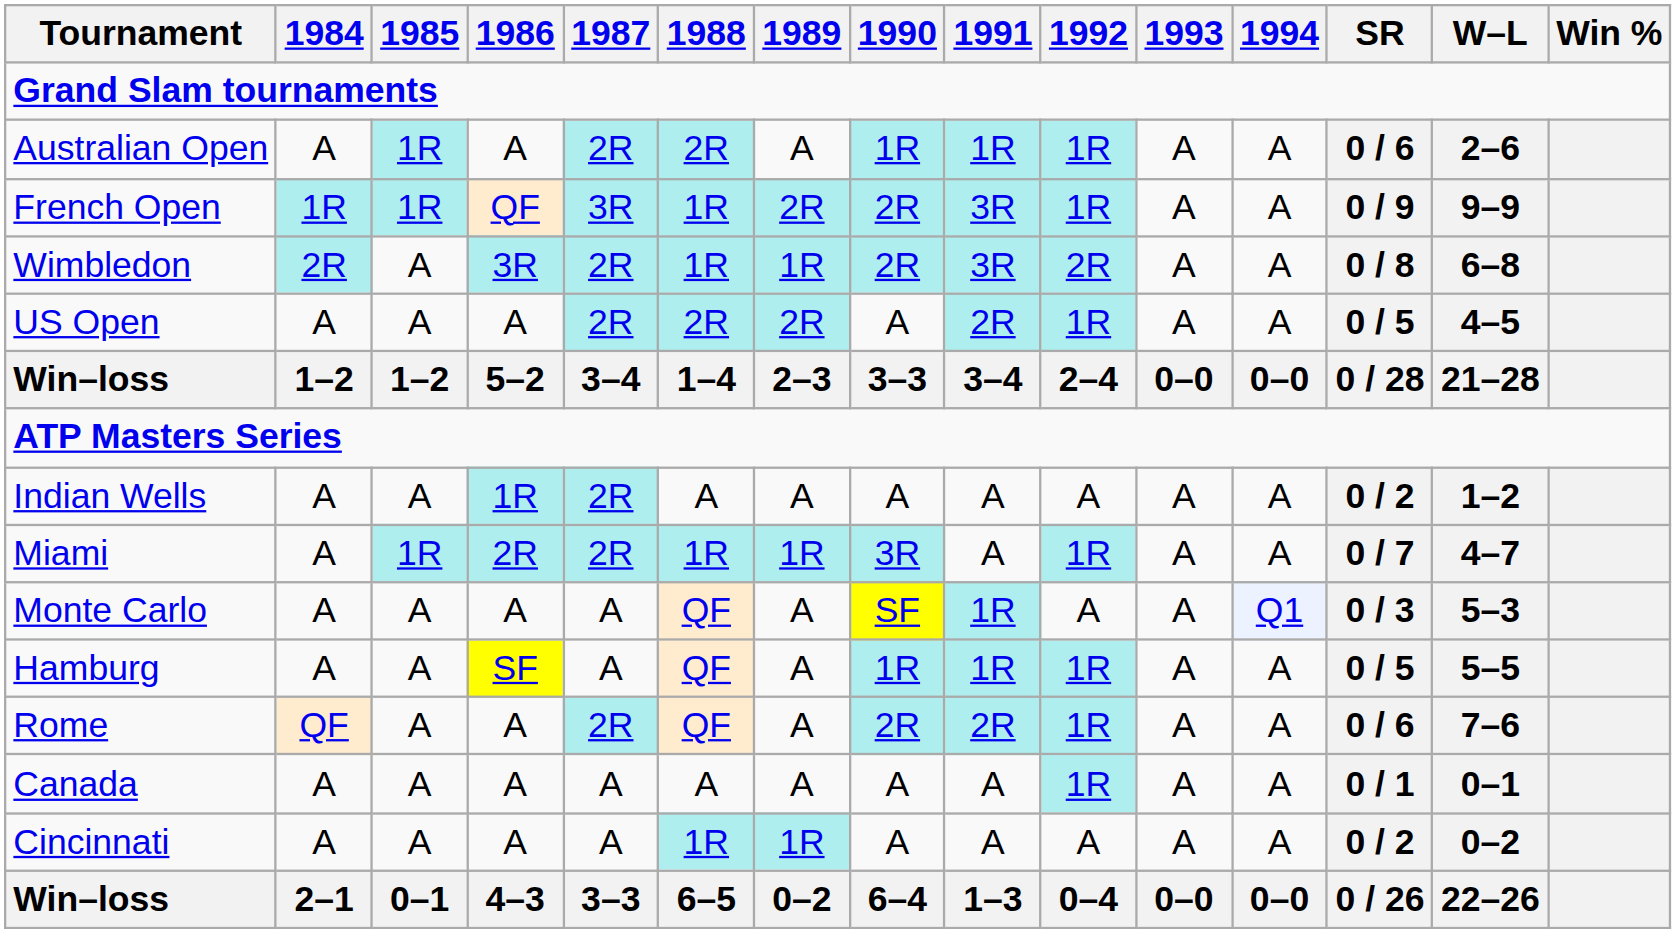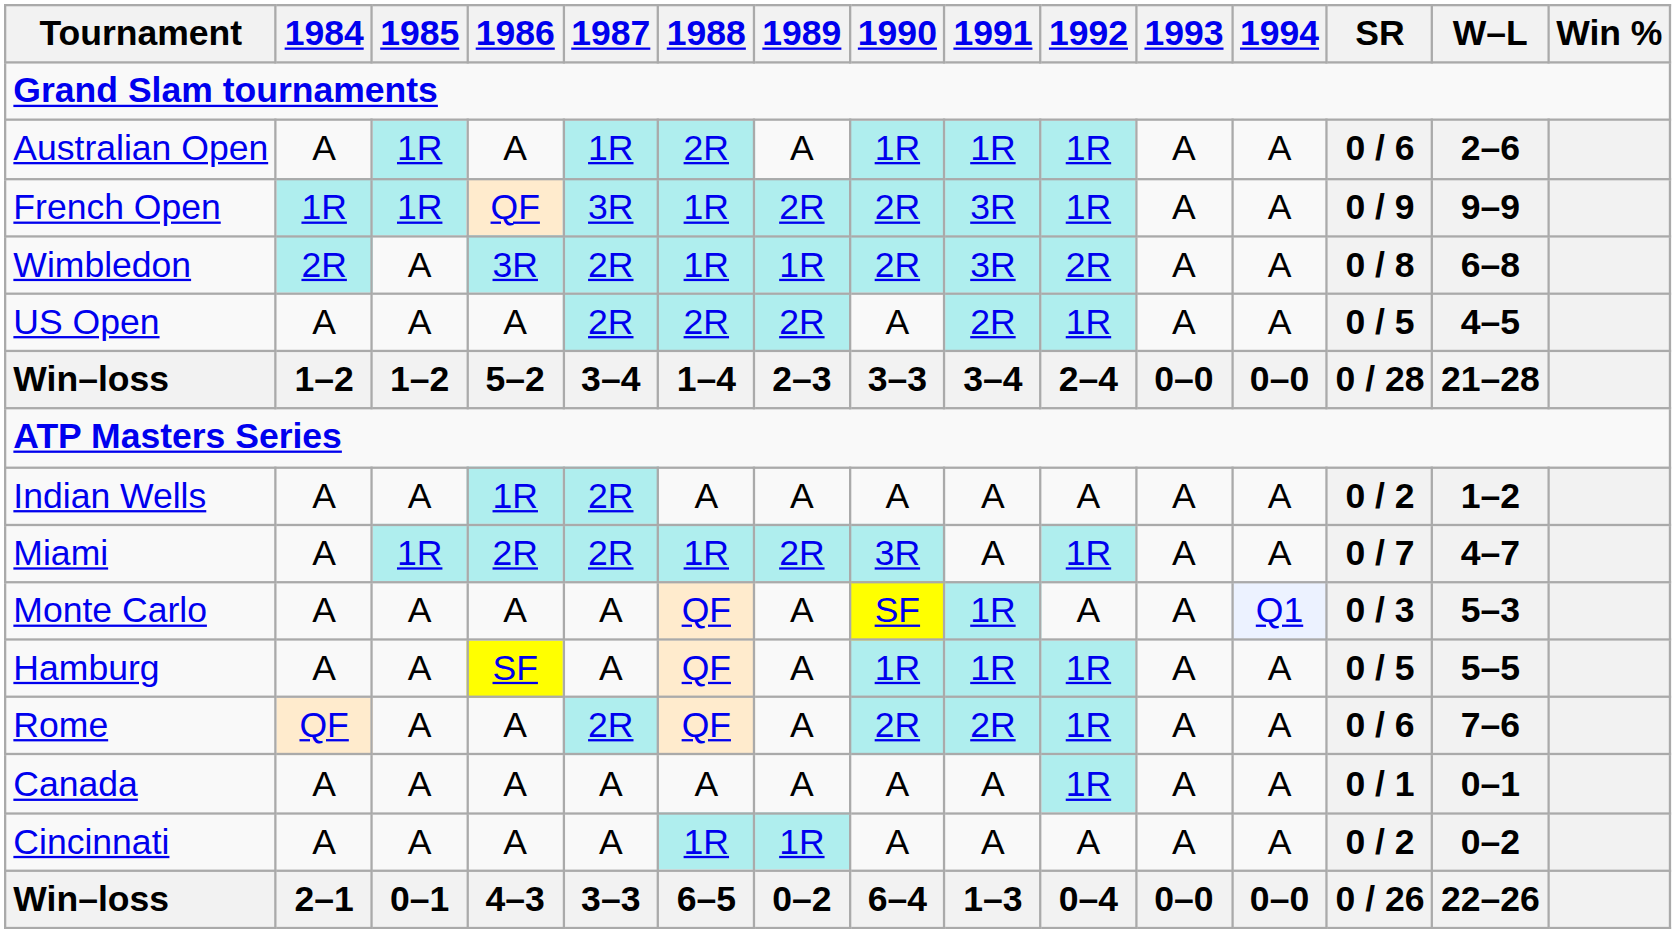(611, 148) 2R -> (611, 148) 1R
(802, 551) 1R -> (802, 551) 2R
